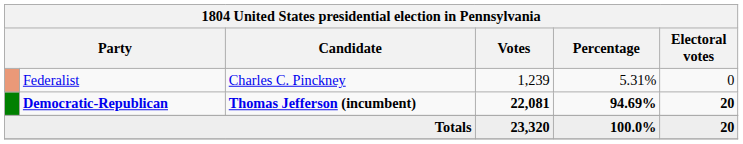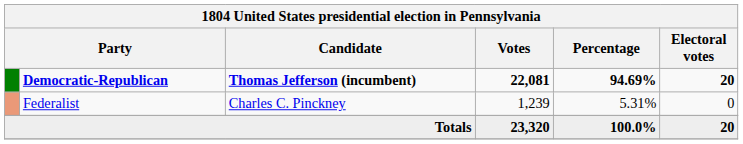rows swapped: (95, 104) <-> (51, 80)
